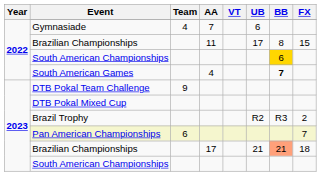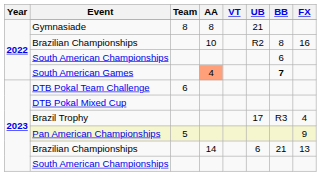(185, 27) 4 -> (185, 27) 8
(211, 27) 7 -> (211, 27) 8
(258, 27) 6 -> (258, 27) 21
(211, 42) 11 -> (211, 42) 10
(258, 42) 17 -> (258, 42) R2
(304, 42) 15 -> (304, 42) 16
(281, 58) gold background -> (281, 58) no background
(211, 73) no background -> (211, 73) lightsalmon background
(185, 88) 9 -> (185, 88) 6
(258, 118) R2 -> (258, 118) 17
(304, 118) 2 -> (304, 118) 4
(185, 133) 6 -> (185, 133) 5
(304, 133) 7 -> (304, 133) 9
(211, 149) 17 -> (211, 149) 14
(258, 149) 21 -> (258, 149) 6
(281, 149) lightsalmon background -> (281, 149) no background
(304, 149) 18 -> (304, 149) 13
